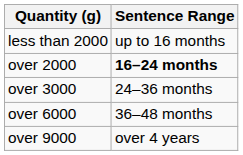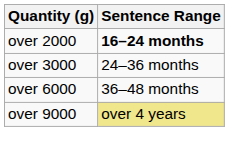- row: (58, 41)
(157, 138) no background -> (144, 114) khaki background
